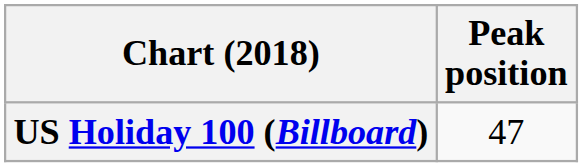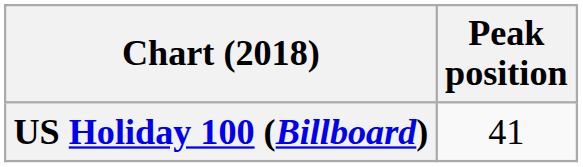(506, 131) 47 -> (506, 131) 41
